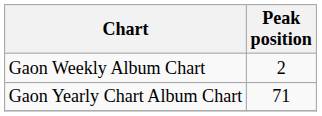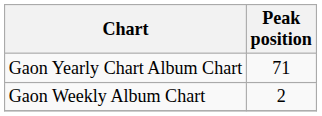rows swapped: (107, 67) <-> (125, 96)
